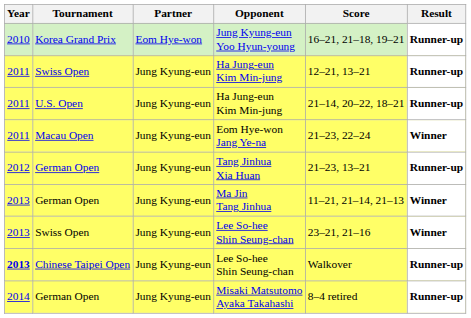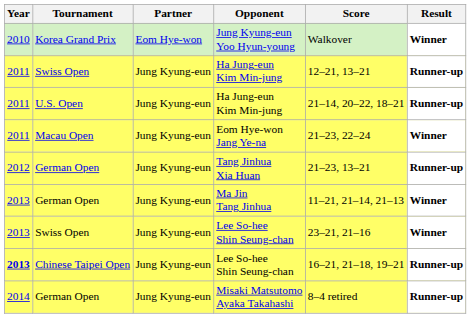(356, 39) 16–21, 21–18, 19–21 -> (330, 39) Walkover
(436, 39) Runner-up -> (428, 39) Winner
(330, 265) Walkover -> (356, 265) 16–21, 21–18, 19–21
